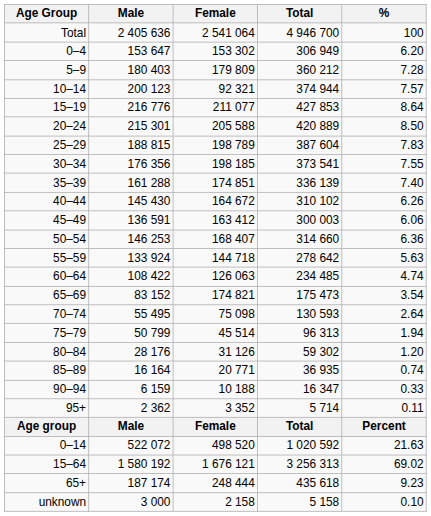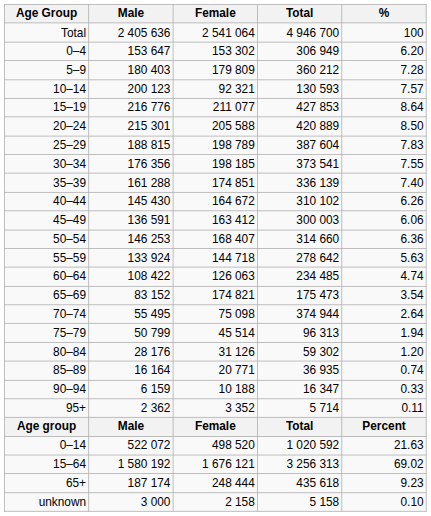(318, 88) 374 944 -> (318, 88) 130 593
(318, 314) 130 593 -> (318, 314) 374 944
